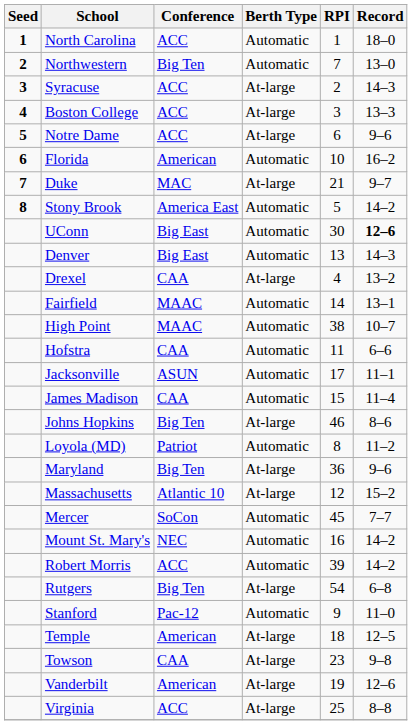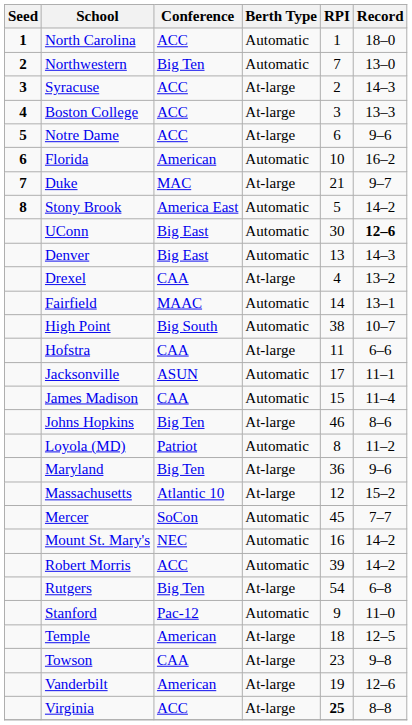(180, 326) MAAC -> (187, 326) Big South
(277, 350) Automatic -> (270, 350) At-large
(337, 708) normal -> (337, 708) bold
